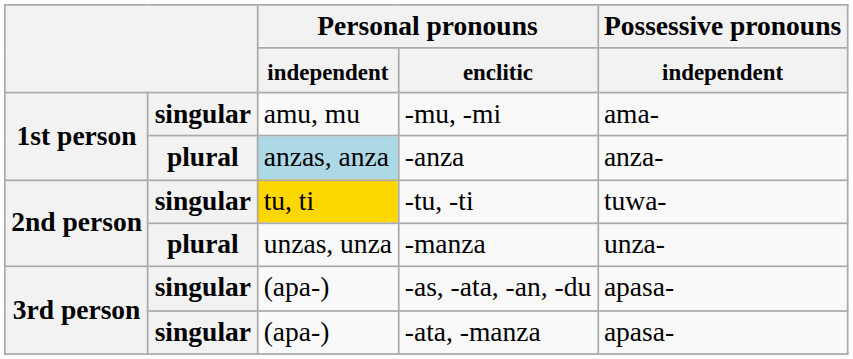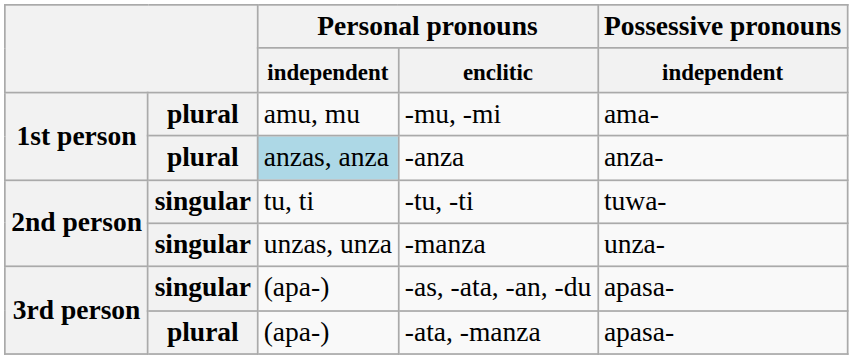(203, 113) singular -> (203, 113) plural
(289, 200) gold background -> (289, 200) no background
(203, 244) plural -> (203, 244) singular
(203, 331) singular -> (203, 331) plural
